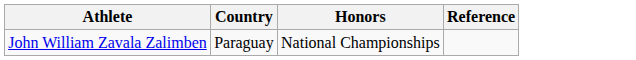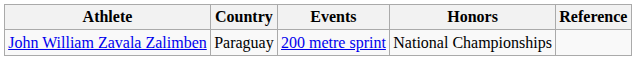+ column: (333, 17)
